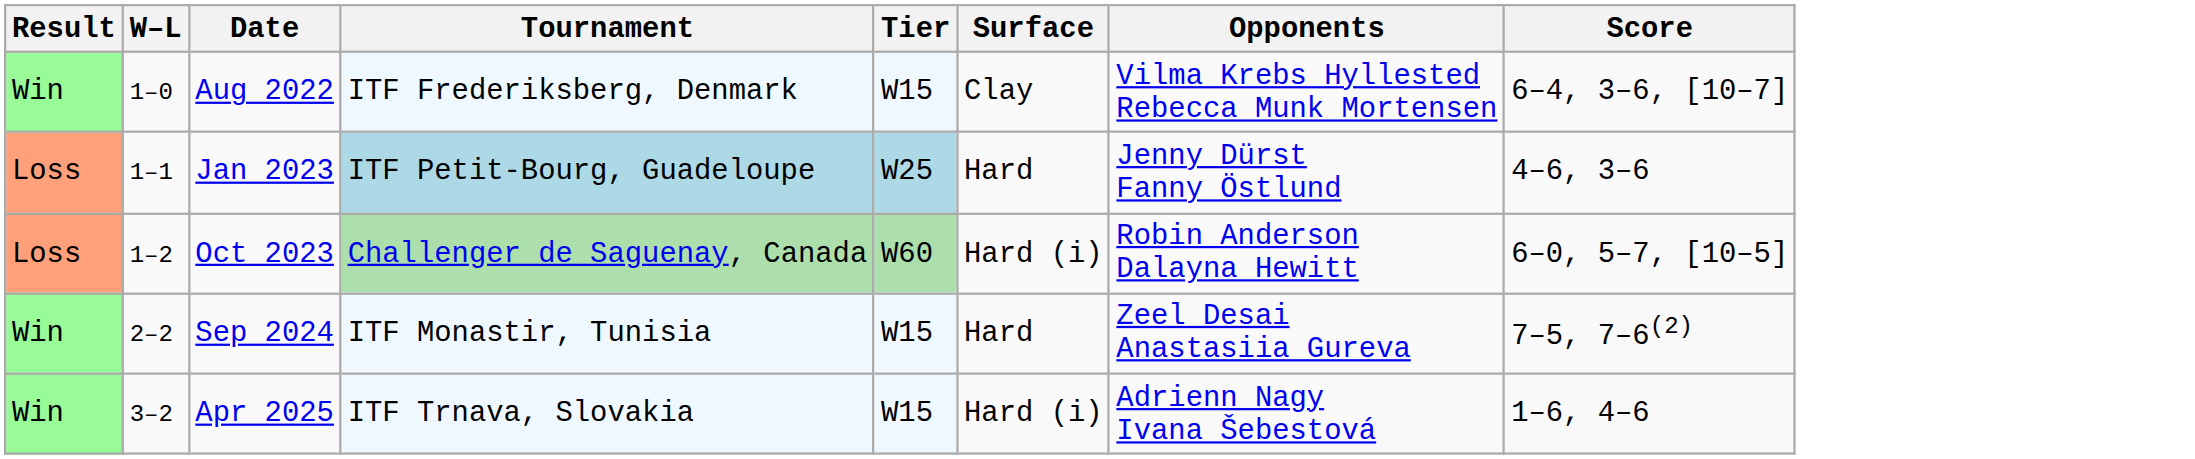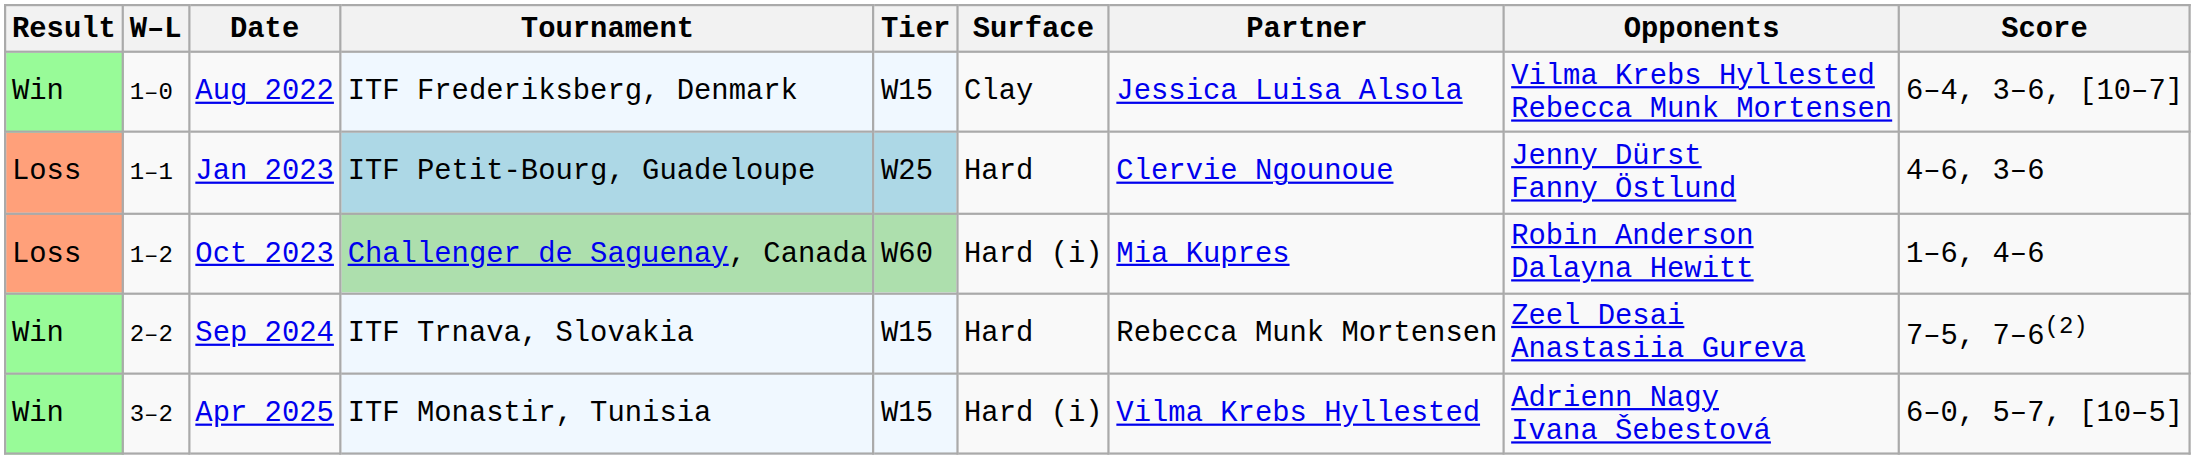+ column: (1307, 29)
(1650, 253) 6–0, 5–7, [10–5] -> (1975, 253) 1–6, 4–6
(529, 333) ITF Monastir, Tunisia -> (521, 333) ITF Trnava, Slovakia
(521, 414) ITF Trnava, Slovakia -> (529, 414) ITF Monastir, Tunisia
(1580, 414) 1–6, 4–6 -> (2044, 414) 6–0, 5–7, [10–5]
